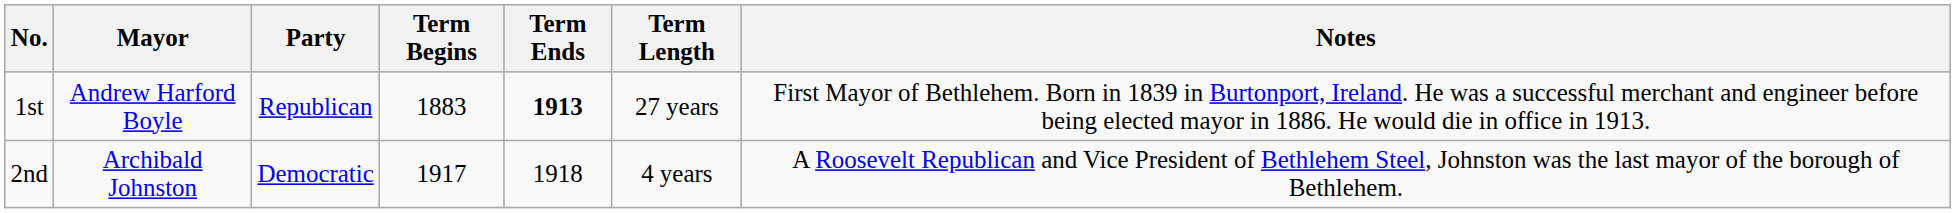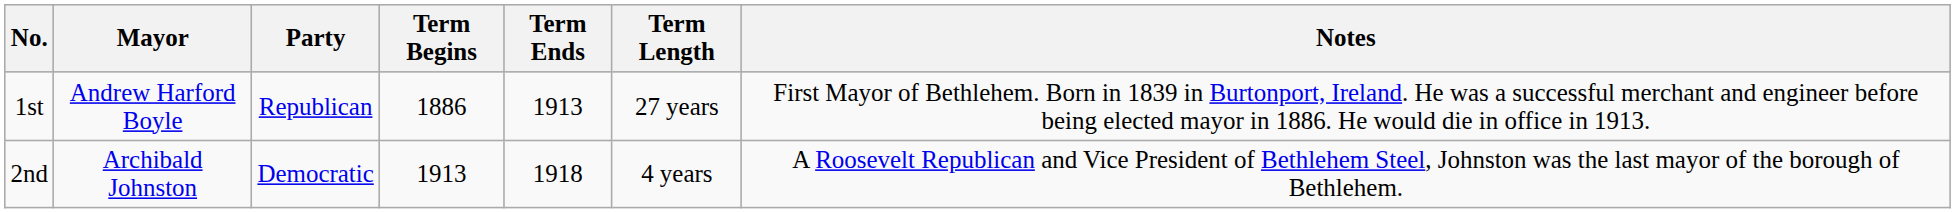(442, 105) 1883 -> (442, 105) 1886
(558, 105) bold -> (558, 105) normal
(442, 173) 1917 -> (442, 173) 1913
